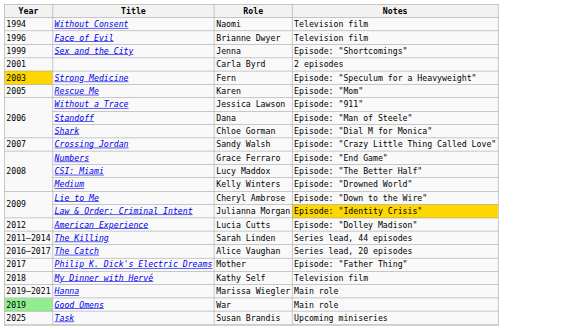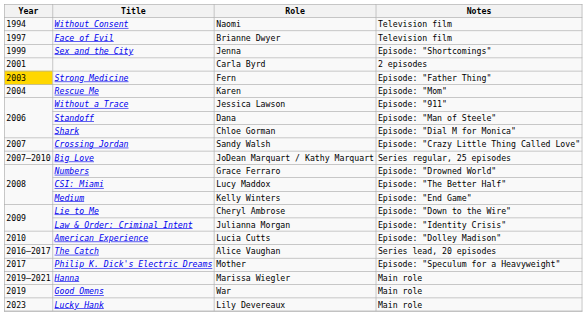(16, 38) 1996 -> (16, 38) 1997
(385, 78) Episode: "Speculum for a Heavyweight" -> (435, 78) Episode: "Father Thing"
(16, 91) 2005 -> (16, 91) 2004
+ row: (74, 158)
(341, 158) Episode: "End Game" -> (437, 171) Episode: "Drowned World"
(353, 185) Episode: "Drowned World" -> (425, 198) Episode: "End Game"
(358, 211) gold background -> (442, 225) no background
(16, 225) 2012 -> (16, 238) 2010
- row: (82, 238)
(351, 265) Episode: "Father Thing" -> (469, 265) Episode: "Speculum for a Heavyweight"
- row: (104, 278)
(16, 305) lightgreen background -> (16, 291) no background
+ row: (79, 305)
- row: (64, 318)
